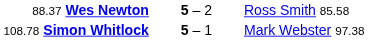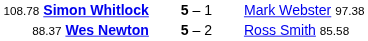rows swapped: (91, 11) <-> (76, 30)
